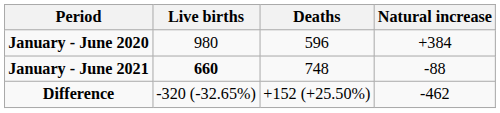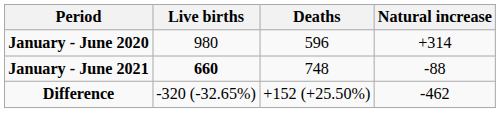(435, 42) +384 -> (435, 42) +314
